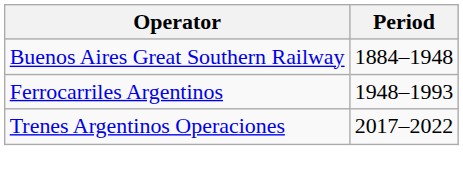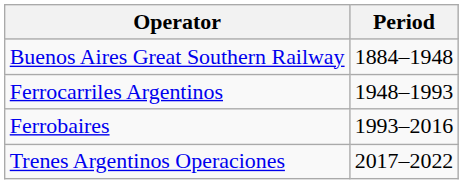+ row: (60, 126)
